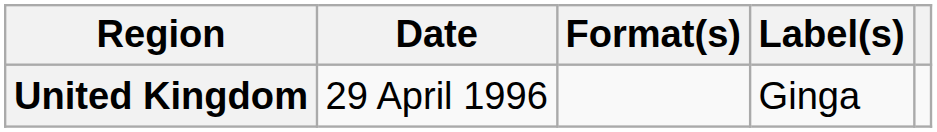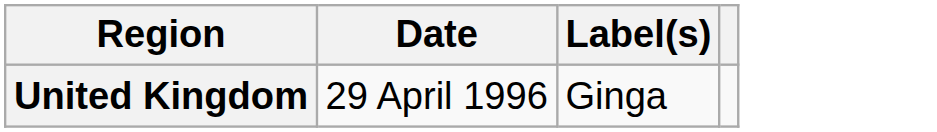- column: (653, 34)
